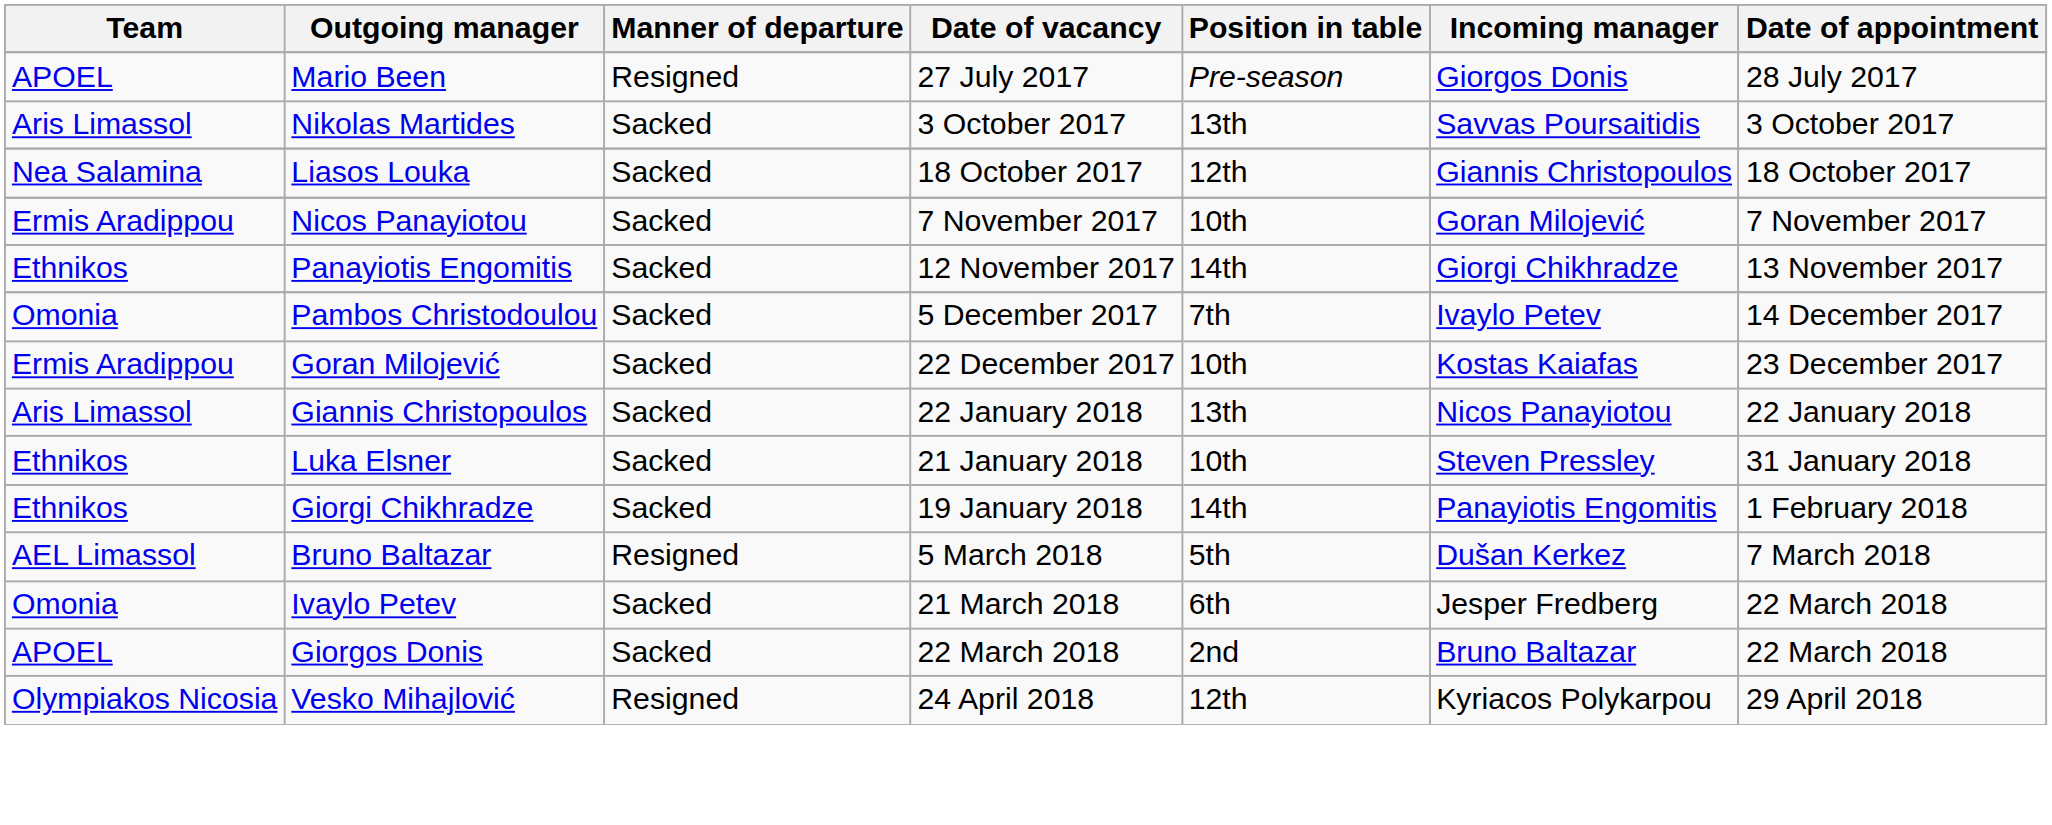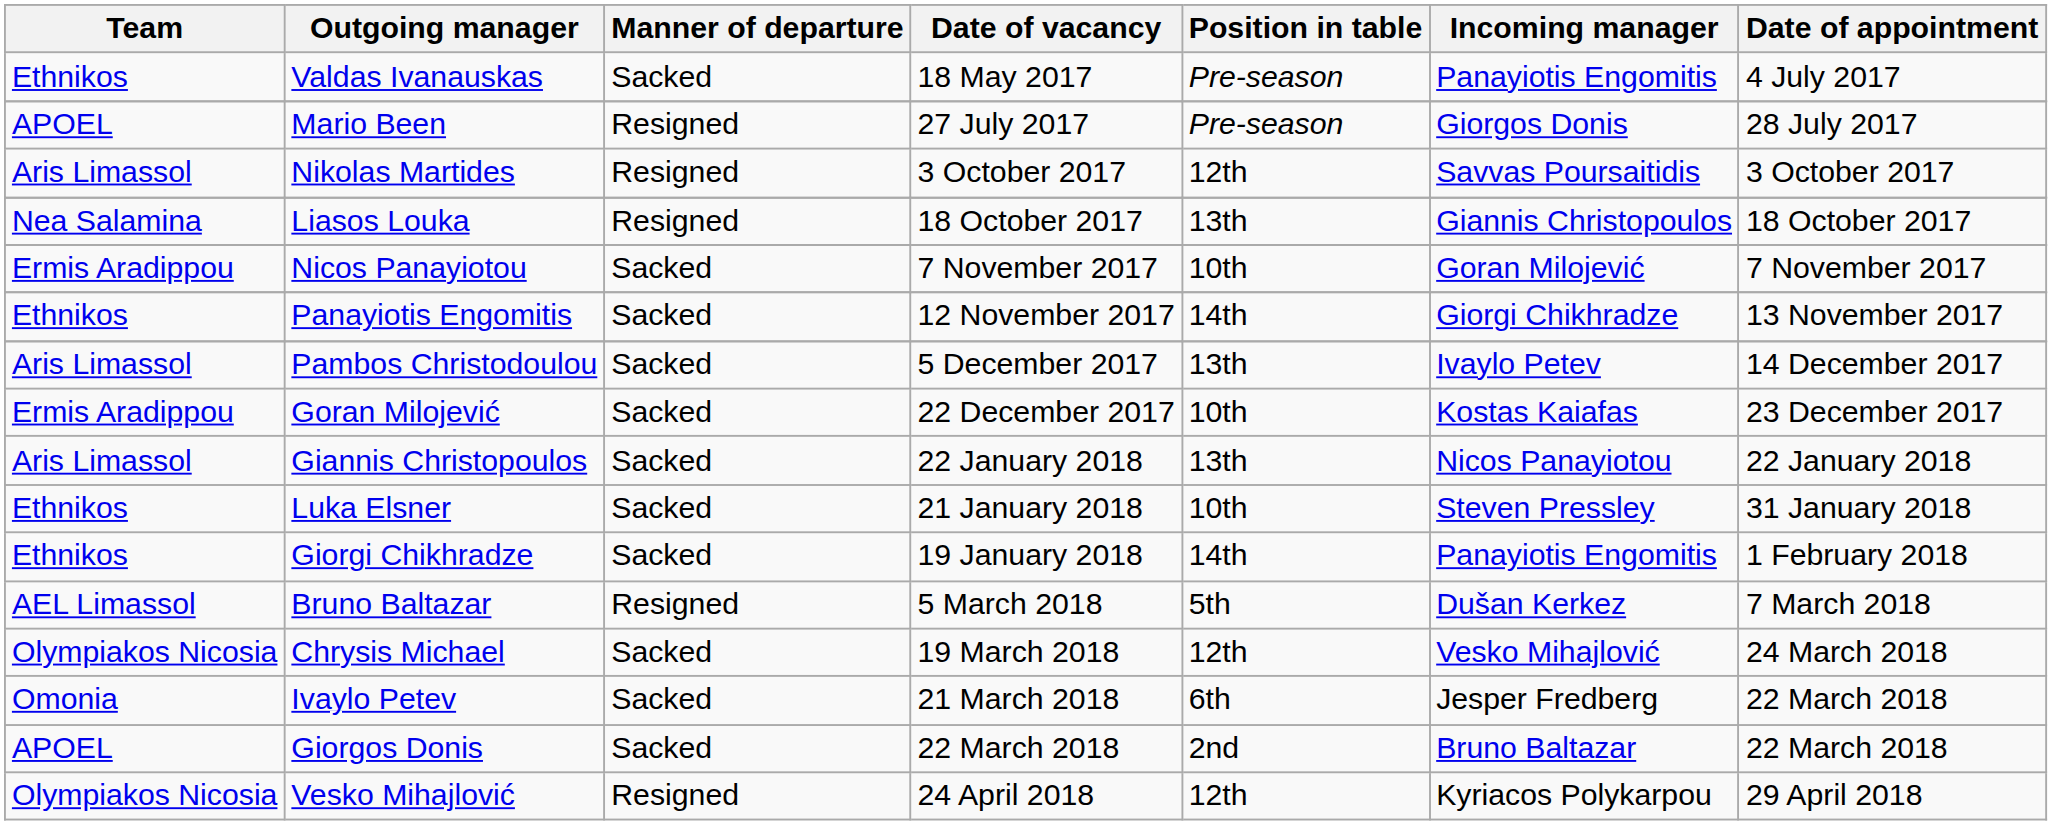+ row: (417, 76)
(662, 124) Sacked -> (675, 172) Resigned
(1218, 124) 13th -> (1218, 172) 12th
(662, 172) Sacked -> (675, 220) Resigned
(1218, 172) 12th -> (1218, 220) 13th
(65, 316) Omonia -> (102, 364) Aris Limassol
(1210, 316) 7th -> (1218, 364) 13th
+ row: (398, 651)
